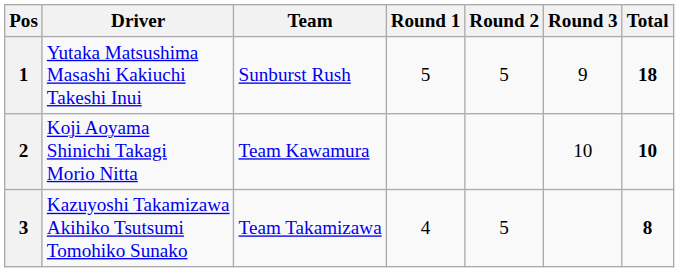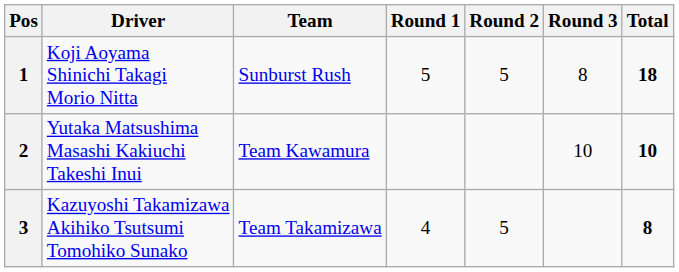(123, 74) Yutaka Matsushima Masashi Kakiuchi Takeshi Inui -> (107, 74) Koji Aoyama Shinichi Takagi Morio Nitta
(583, 74) 9 -> (583, 74) 8
(107, 151) Koji Aoyama Shinichi Takagi Morio Nitta -> (123, 151) Yutaka Matsushima Masashi Kakiuchi Takeshi Inui
